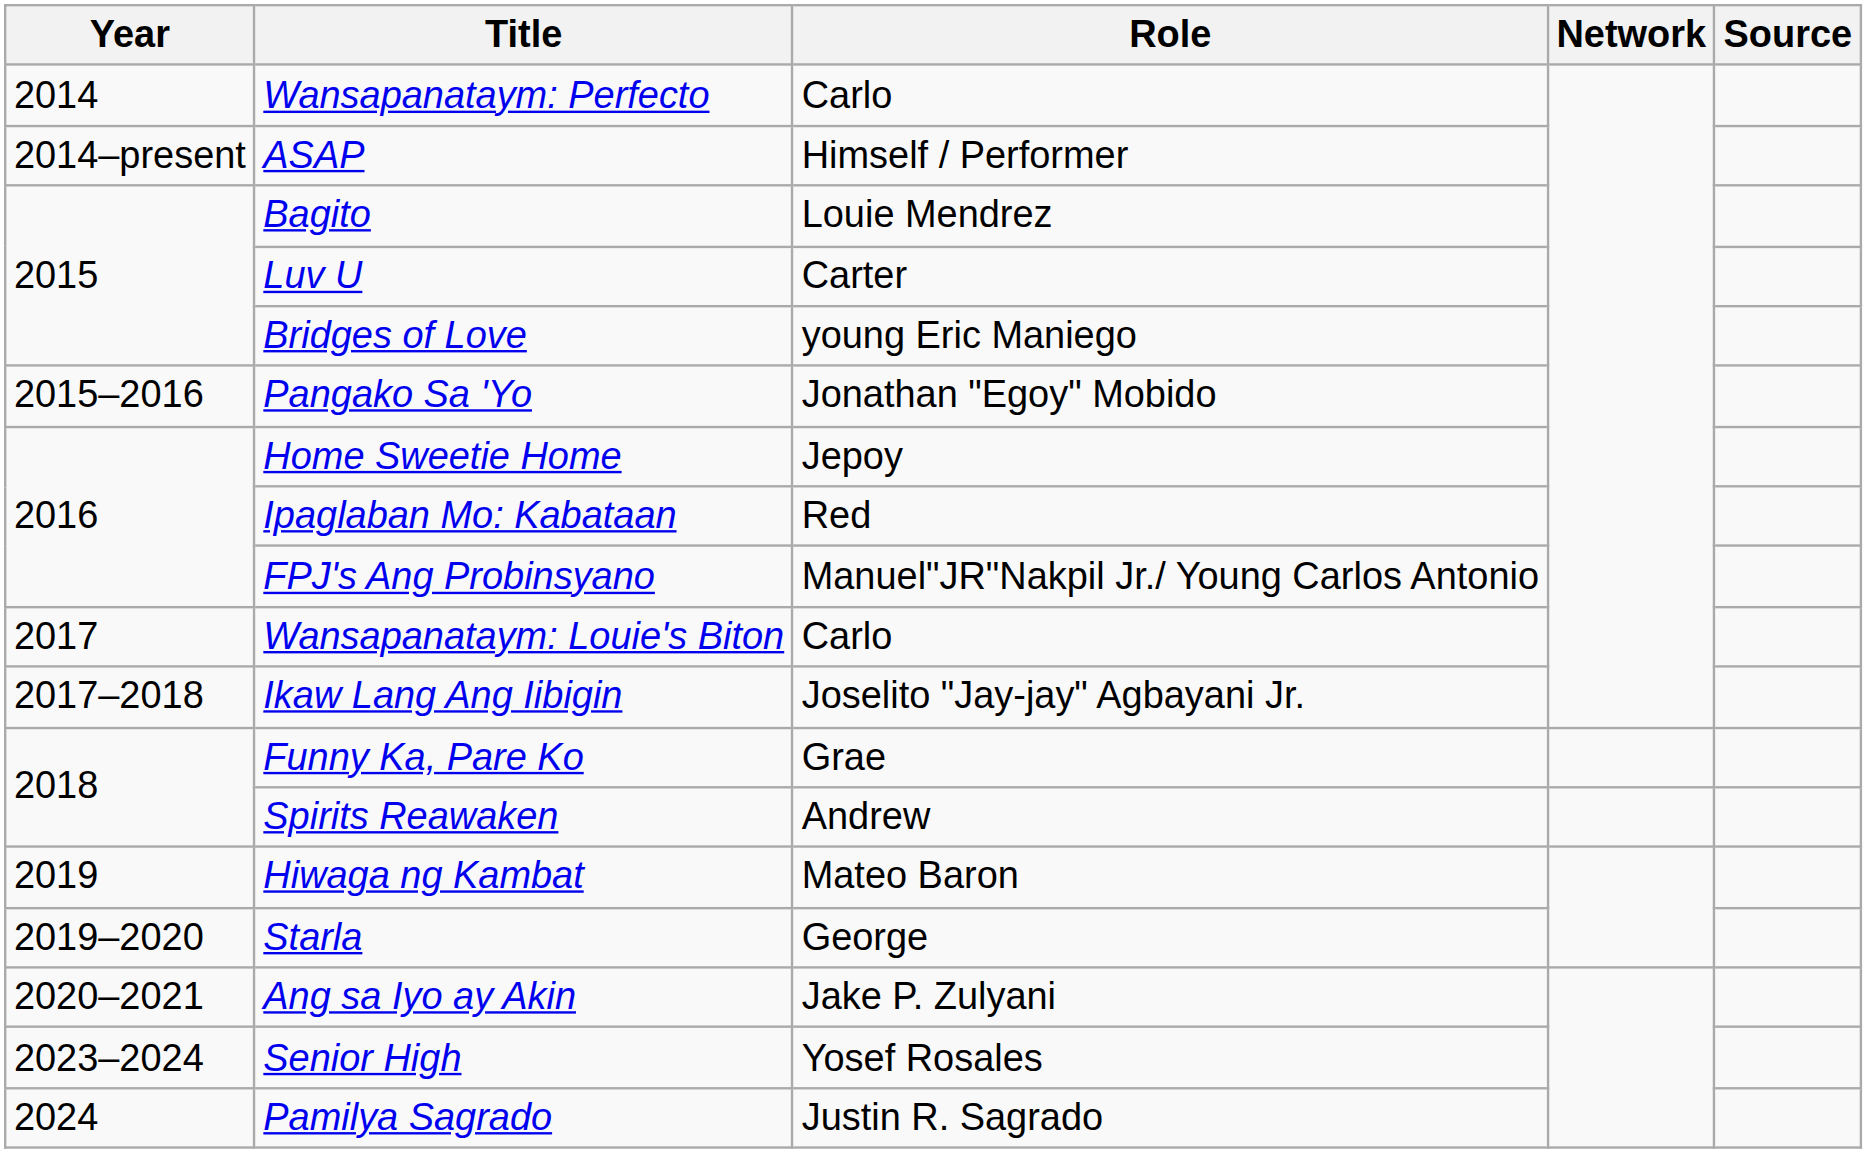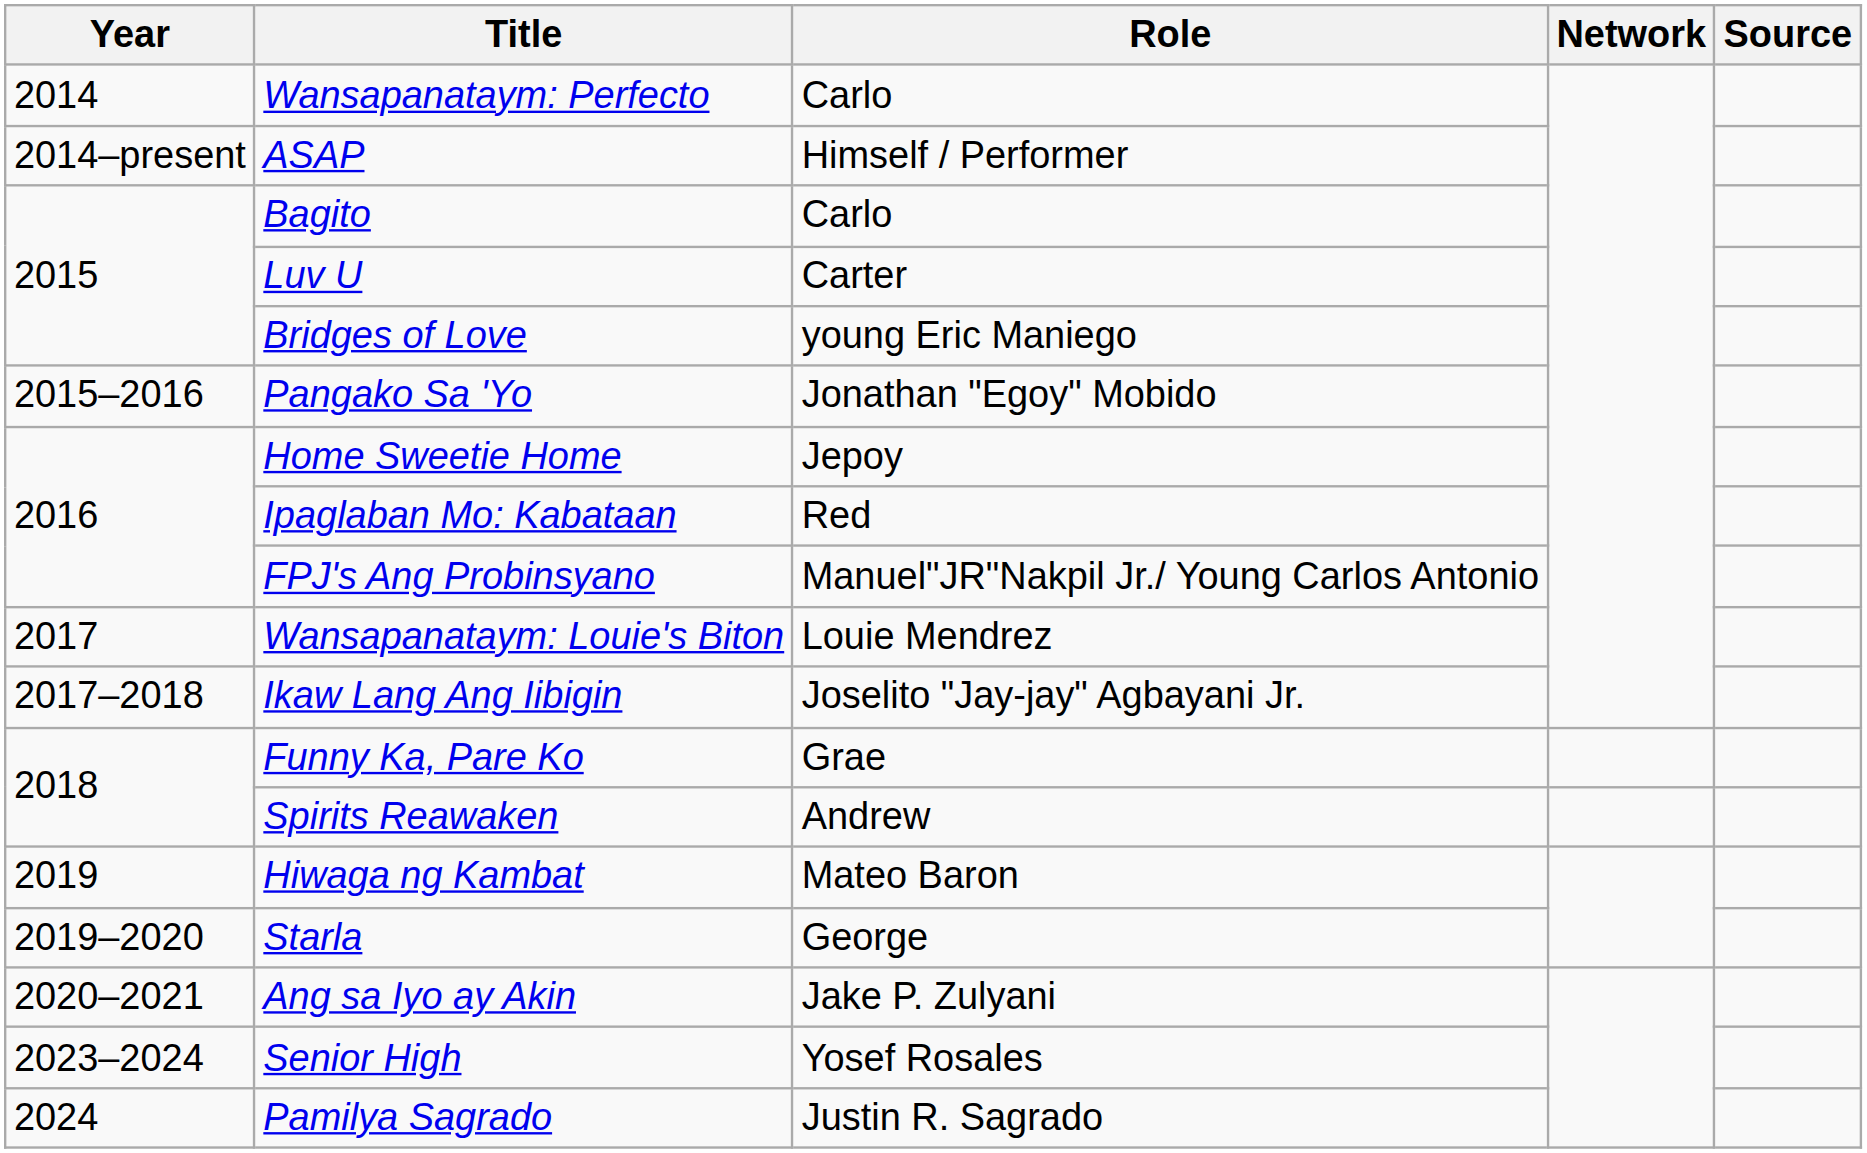(927, 214) Louie Mendrez -> (847, 214) Carlo
(847, 635) Carlo -> (927, 635) Louie Mendrez
